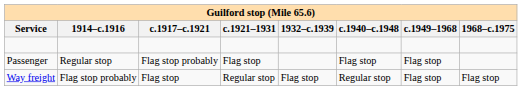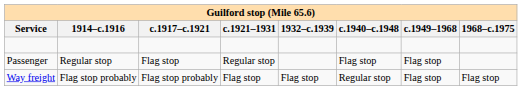(180, 61) Flag stop probably -> (160, 61) Flag stop
(242, 61) Flag stop -> (249, 61) Regular stop
(160, 77) Flag stop -> (180, 77) Flag stop probably
(249, 77) Regular stop -> (242, 77) Flag stop
